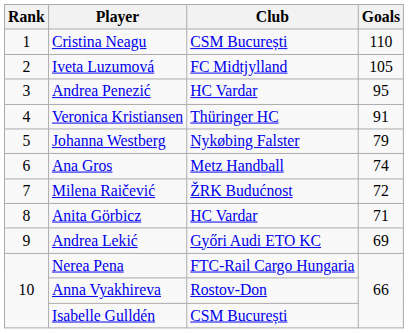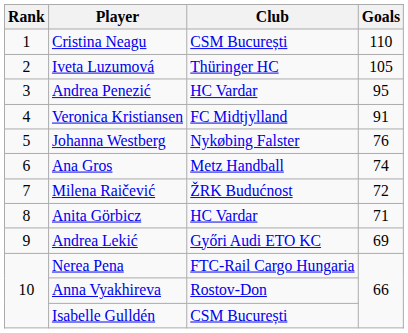(239, 66) FC Midtjylland -> (234, 66) Thüringer HC
(234, 116) Thüringer HC -> (239, 116) FC Midtjylland
(381, 141) 79 -> (381, 141) 76
